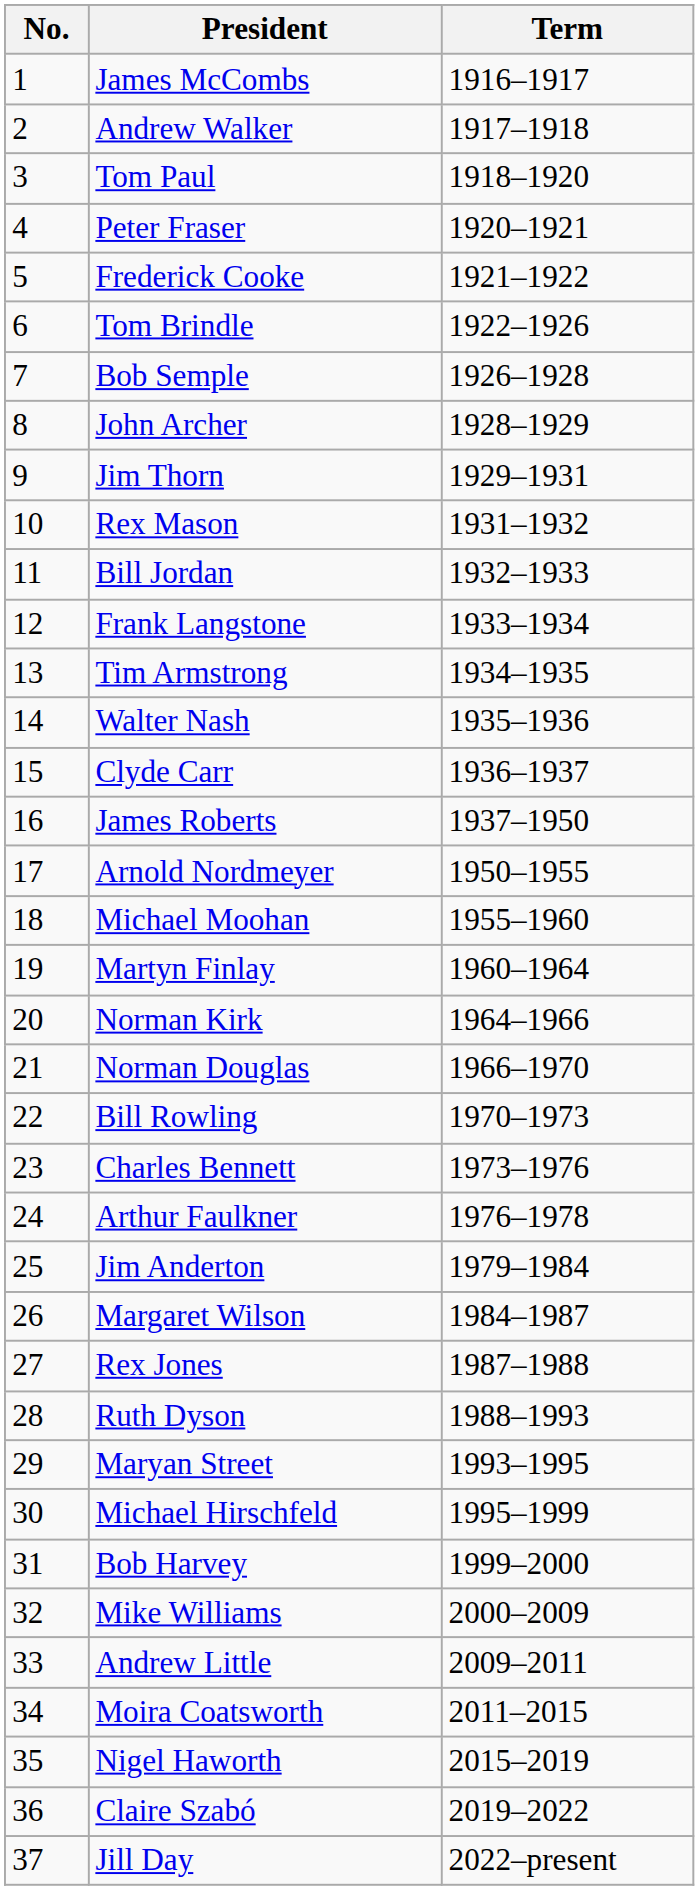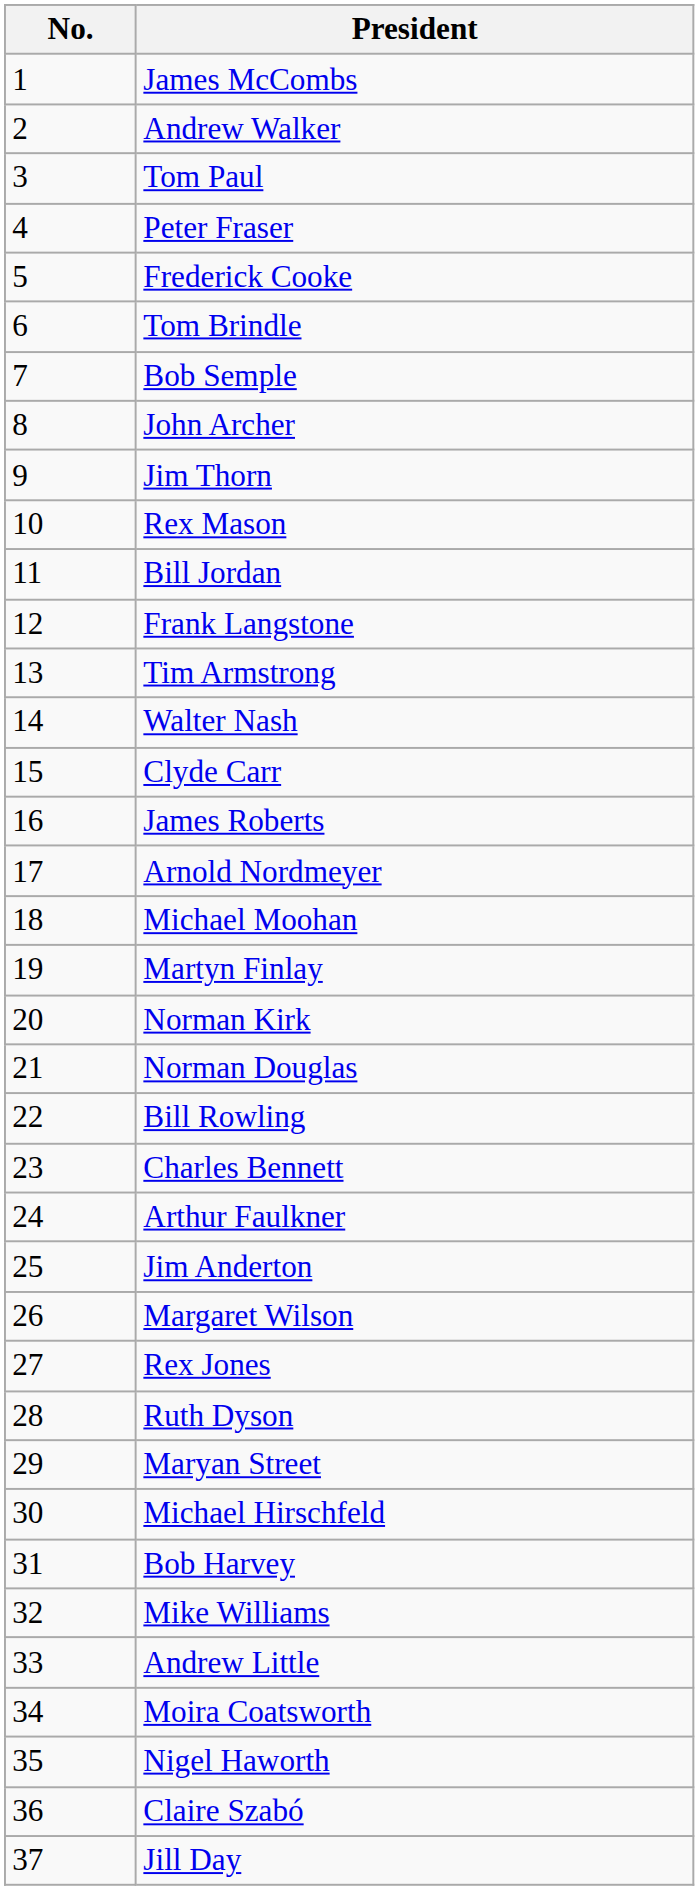- column: (567, 29)
